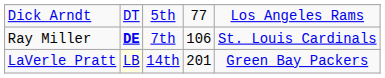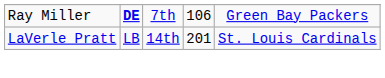- row: (50, 16)
(297, 39) St. Louis Cardinals -> (297, 16) Green Bay Packers
(131, 61) lightyellow background -> (131, 39) no background
(297, 61) Green Bay Packers -> (297, 39) St. Louis Cardinals
